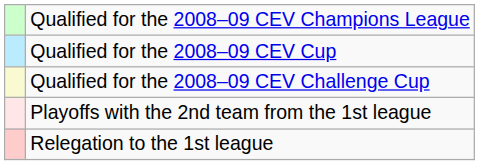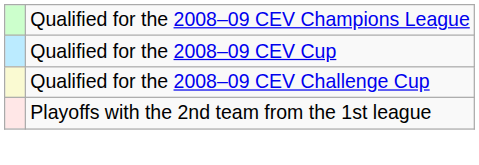- row: (152, 143)
